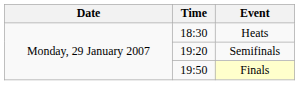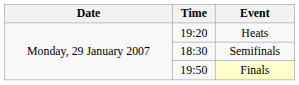(194, 32) 18:30 -> (194, 32) 19:20
(194, 51) 19:20 -> (194, 51) 18:30
